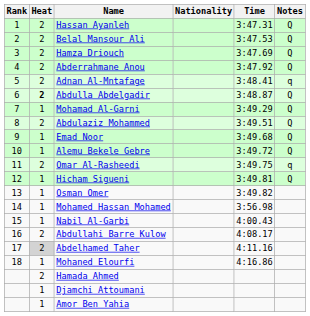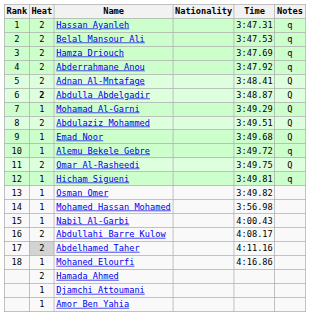(290, 26) Q -> (290, 26) q
(290, 40) Q -> (290, 40) q
(290, 54) Q -> (290, 54) q
(290, 67) Q -> (290, 67) q
(290, 81) q -> (290, 81) Q
(290, 151) Q -> (290, 151) q
(290, 165) q -> (290, 165) Q
(290, 179) Q -> (290, 179) q
